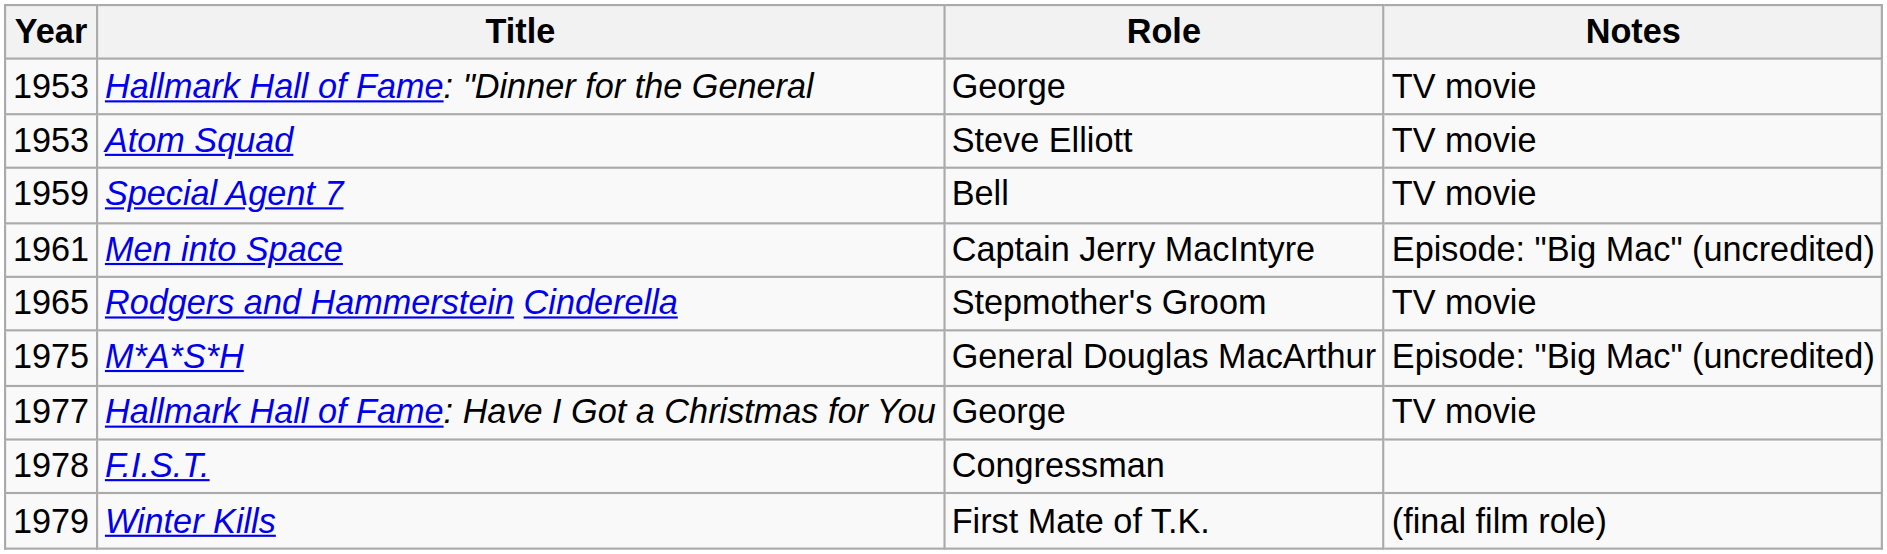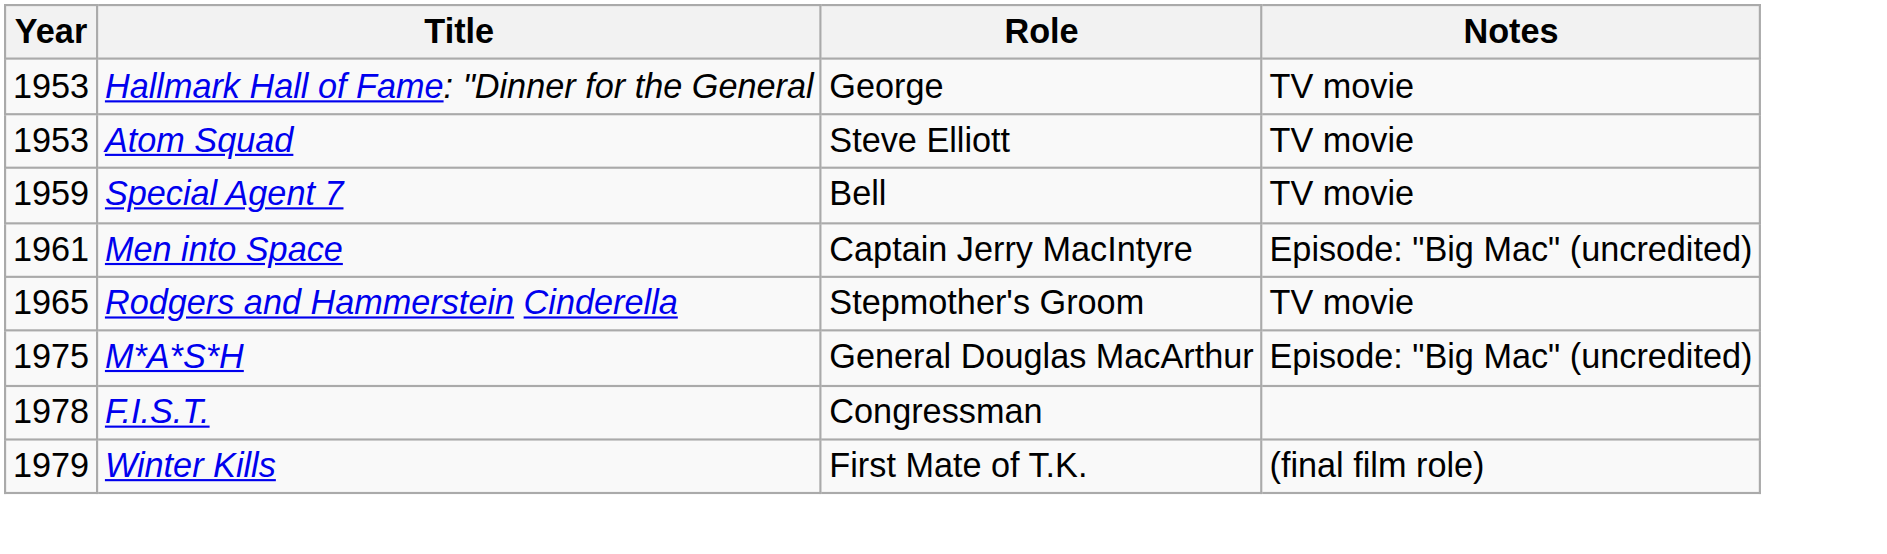- row: (520, 411)
